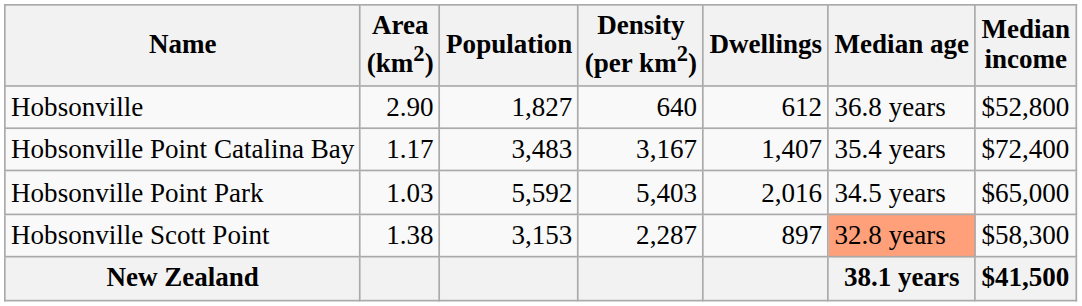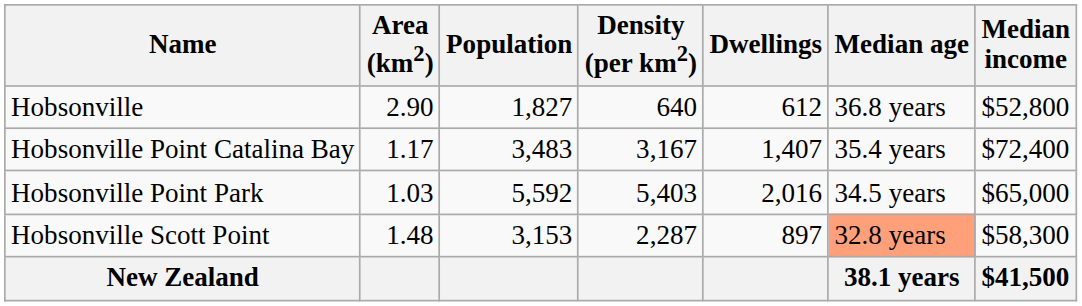(410, 235) 1.38 -> (410, 235) 1.48
